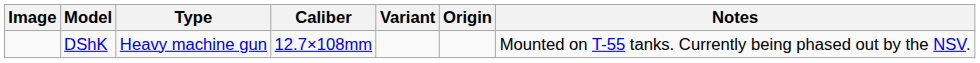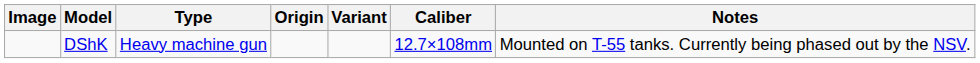columns swapped: (323, 17) <-> (468, 17)
